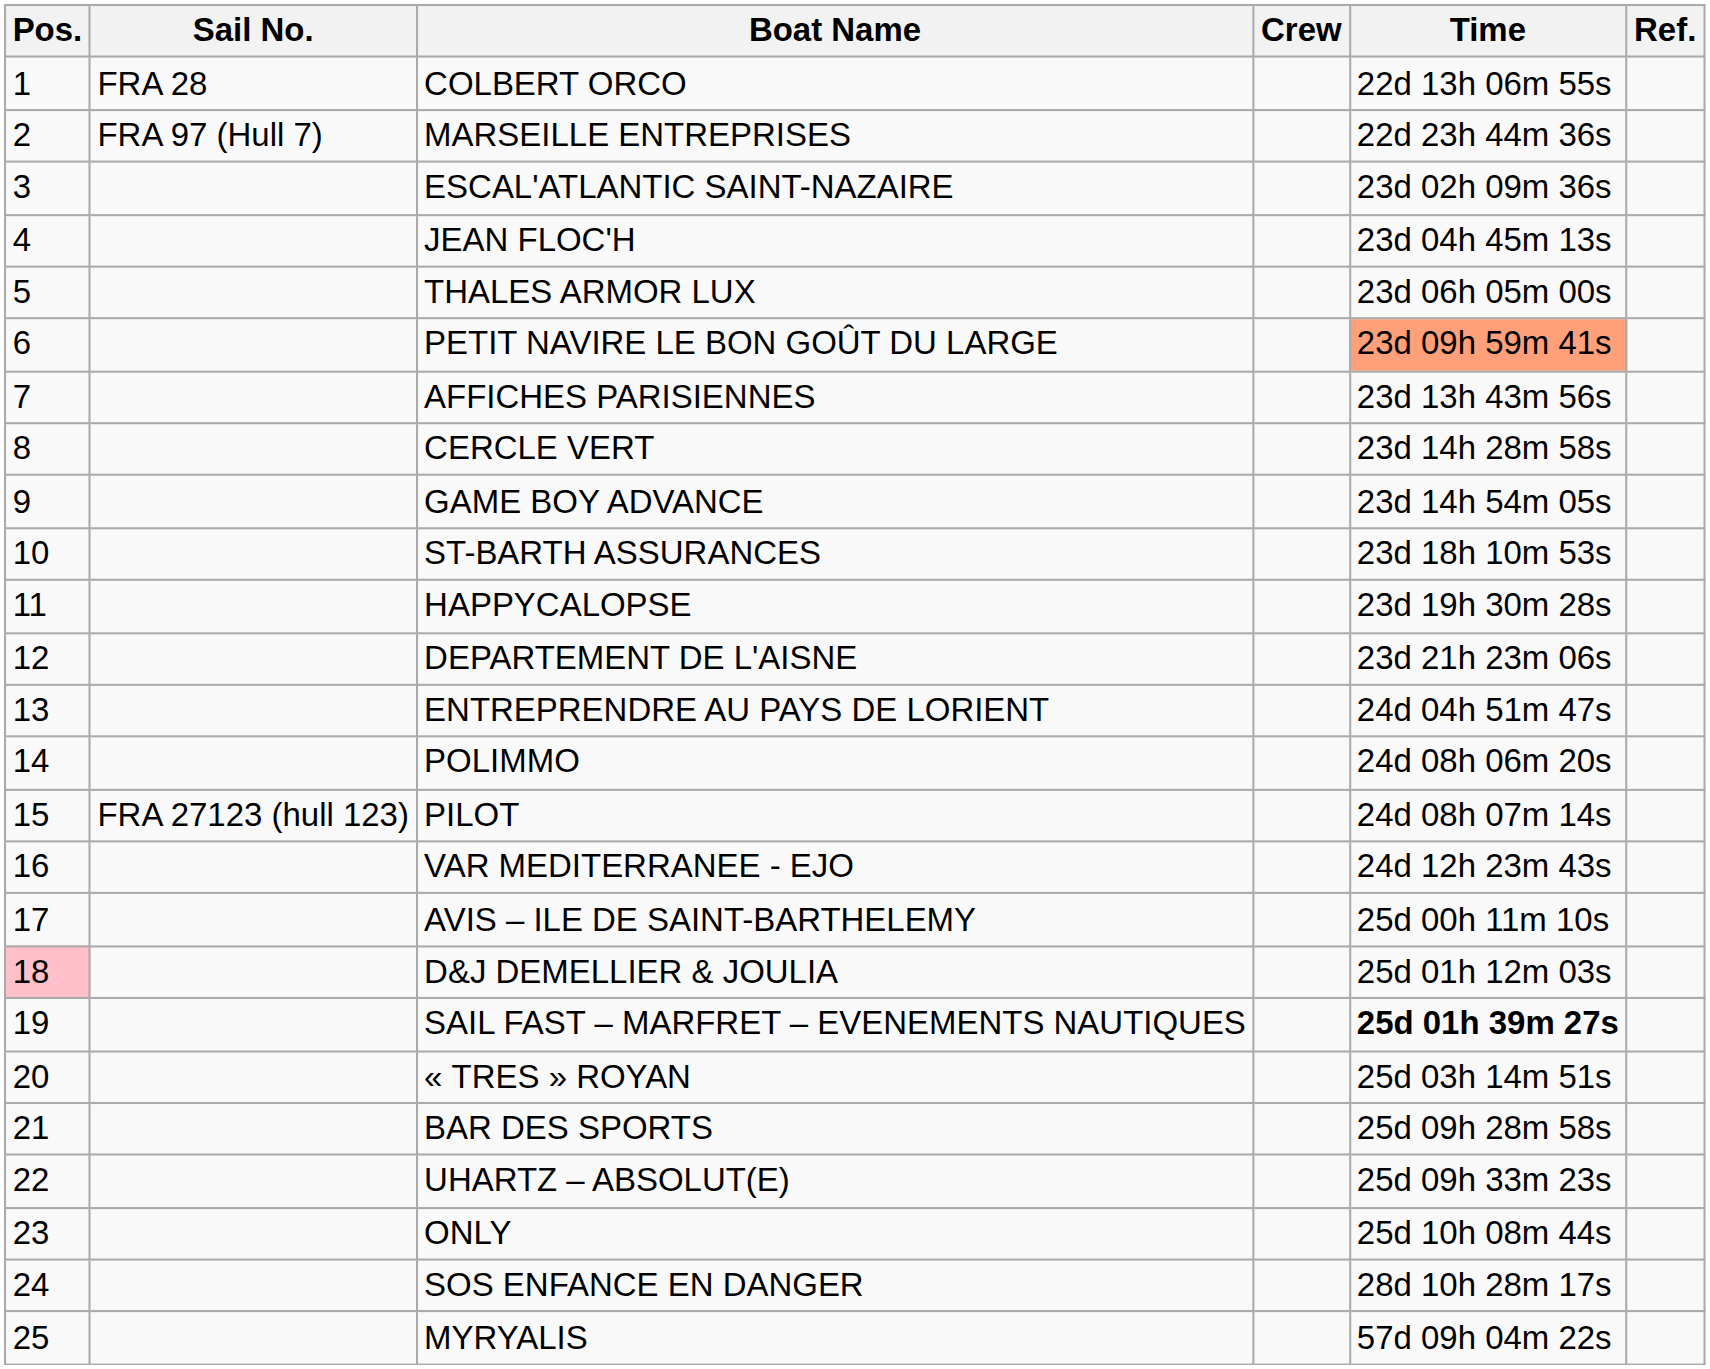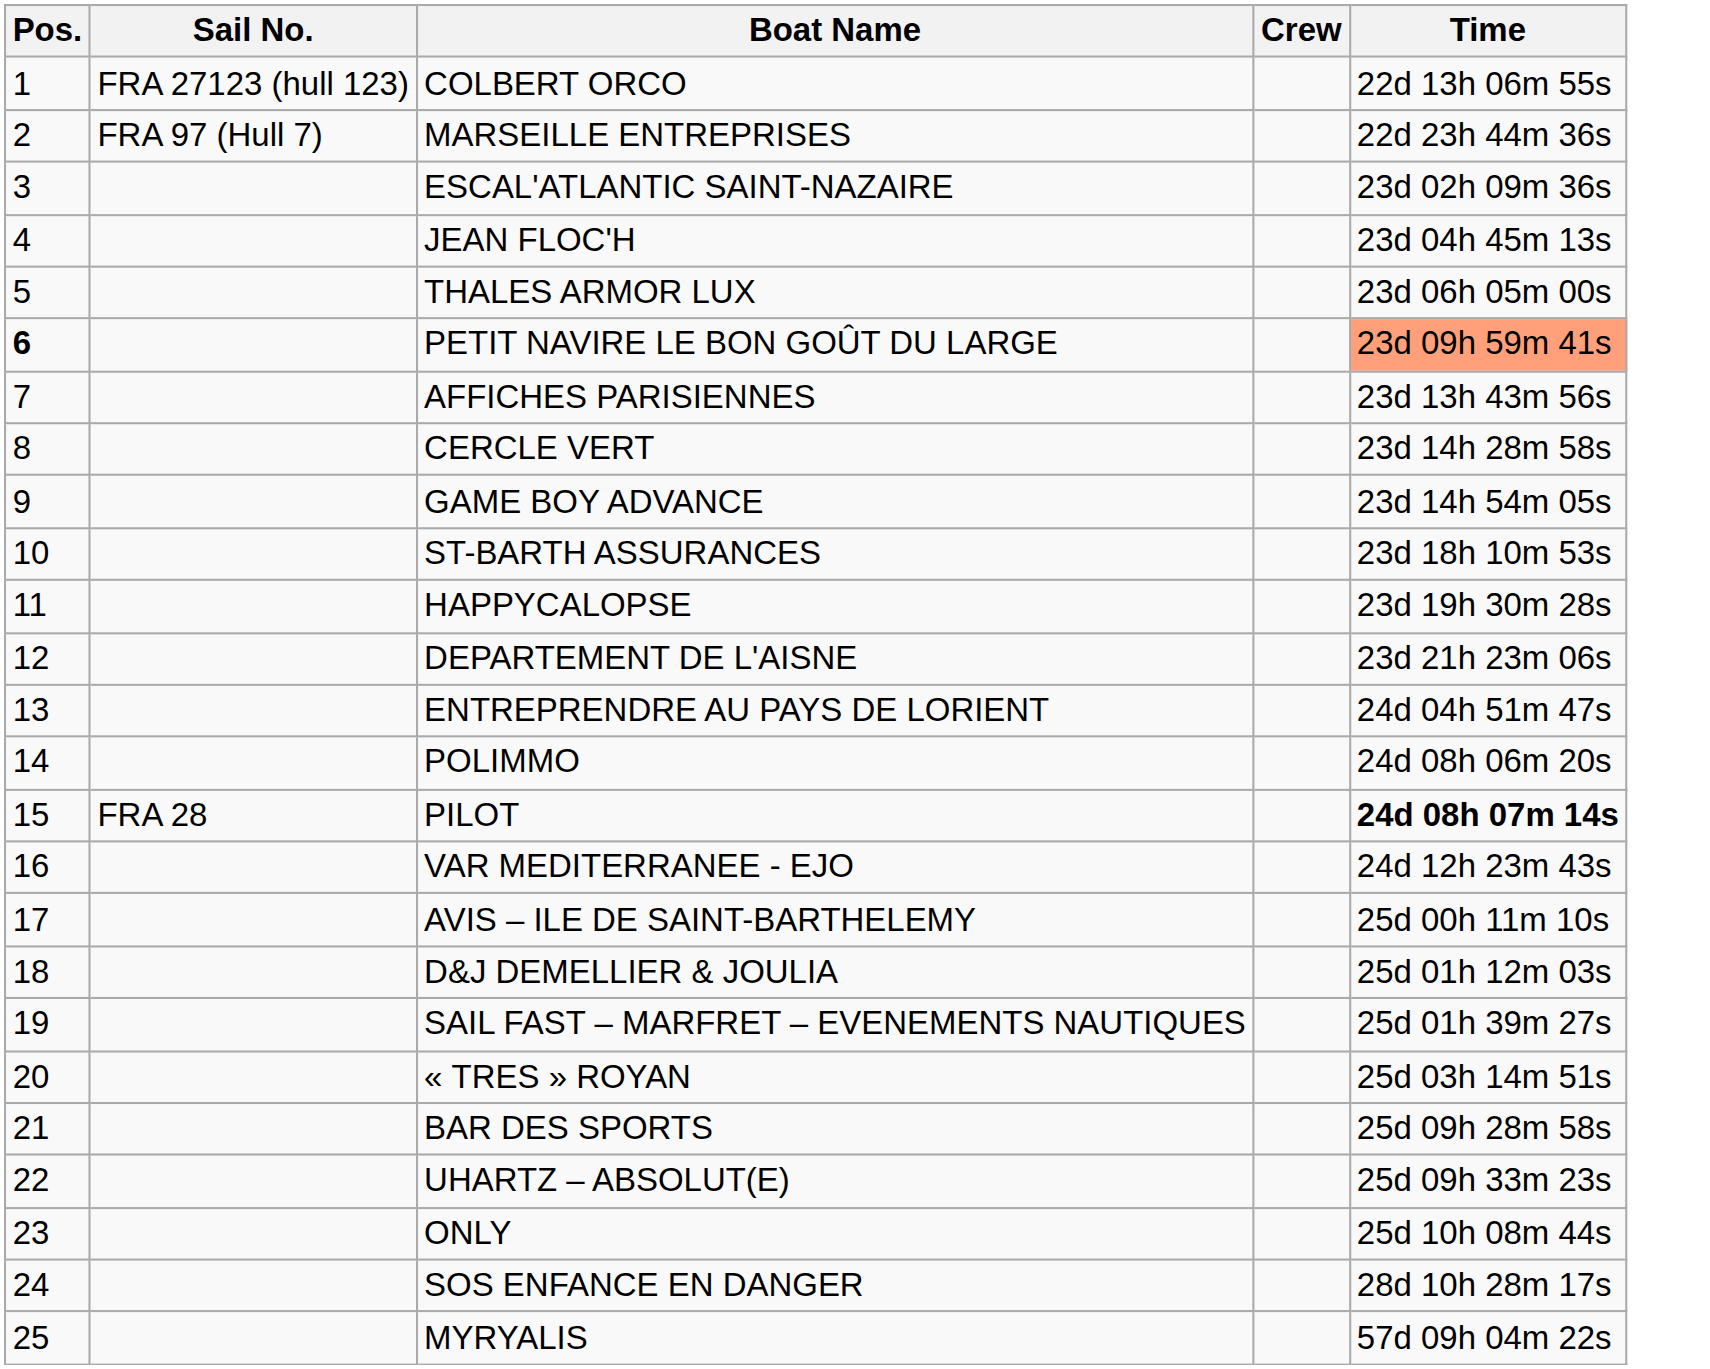- column: (1665, 30)
(152, 82) FRA 28 -> (253, 82) FRA 27123 (hull 123)
(22, 344) normal -> (22, 344) bold
(253, 814) FRA 27123 (hull 123) -> (152, 814) FRA 28
(1484, 814) normal -> (1488, 814) bold
(31, 971) pink background -> (31, 971) no background
(1488, 1023) bold -> (1484, 1023) normal
